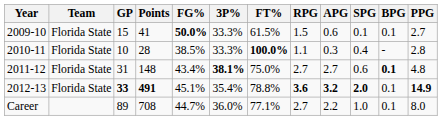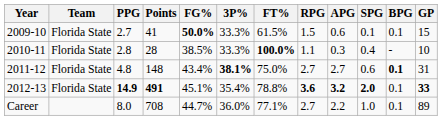columns swapped: (125, 13) <-> (423, 13)
